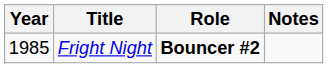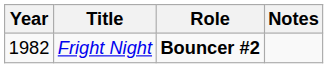(29, 47) 1985 -> (29, 47) 1982
